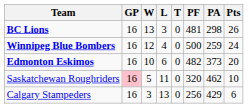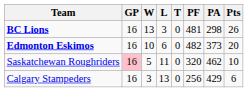- row: (61, 45)
